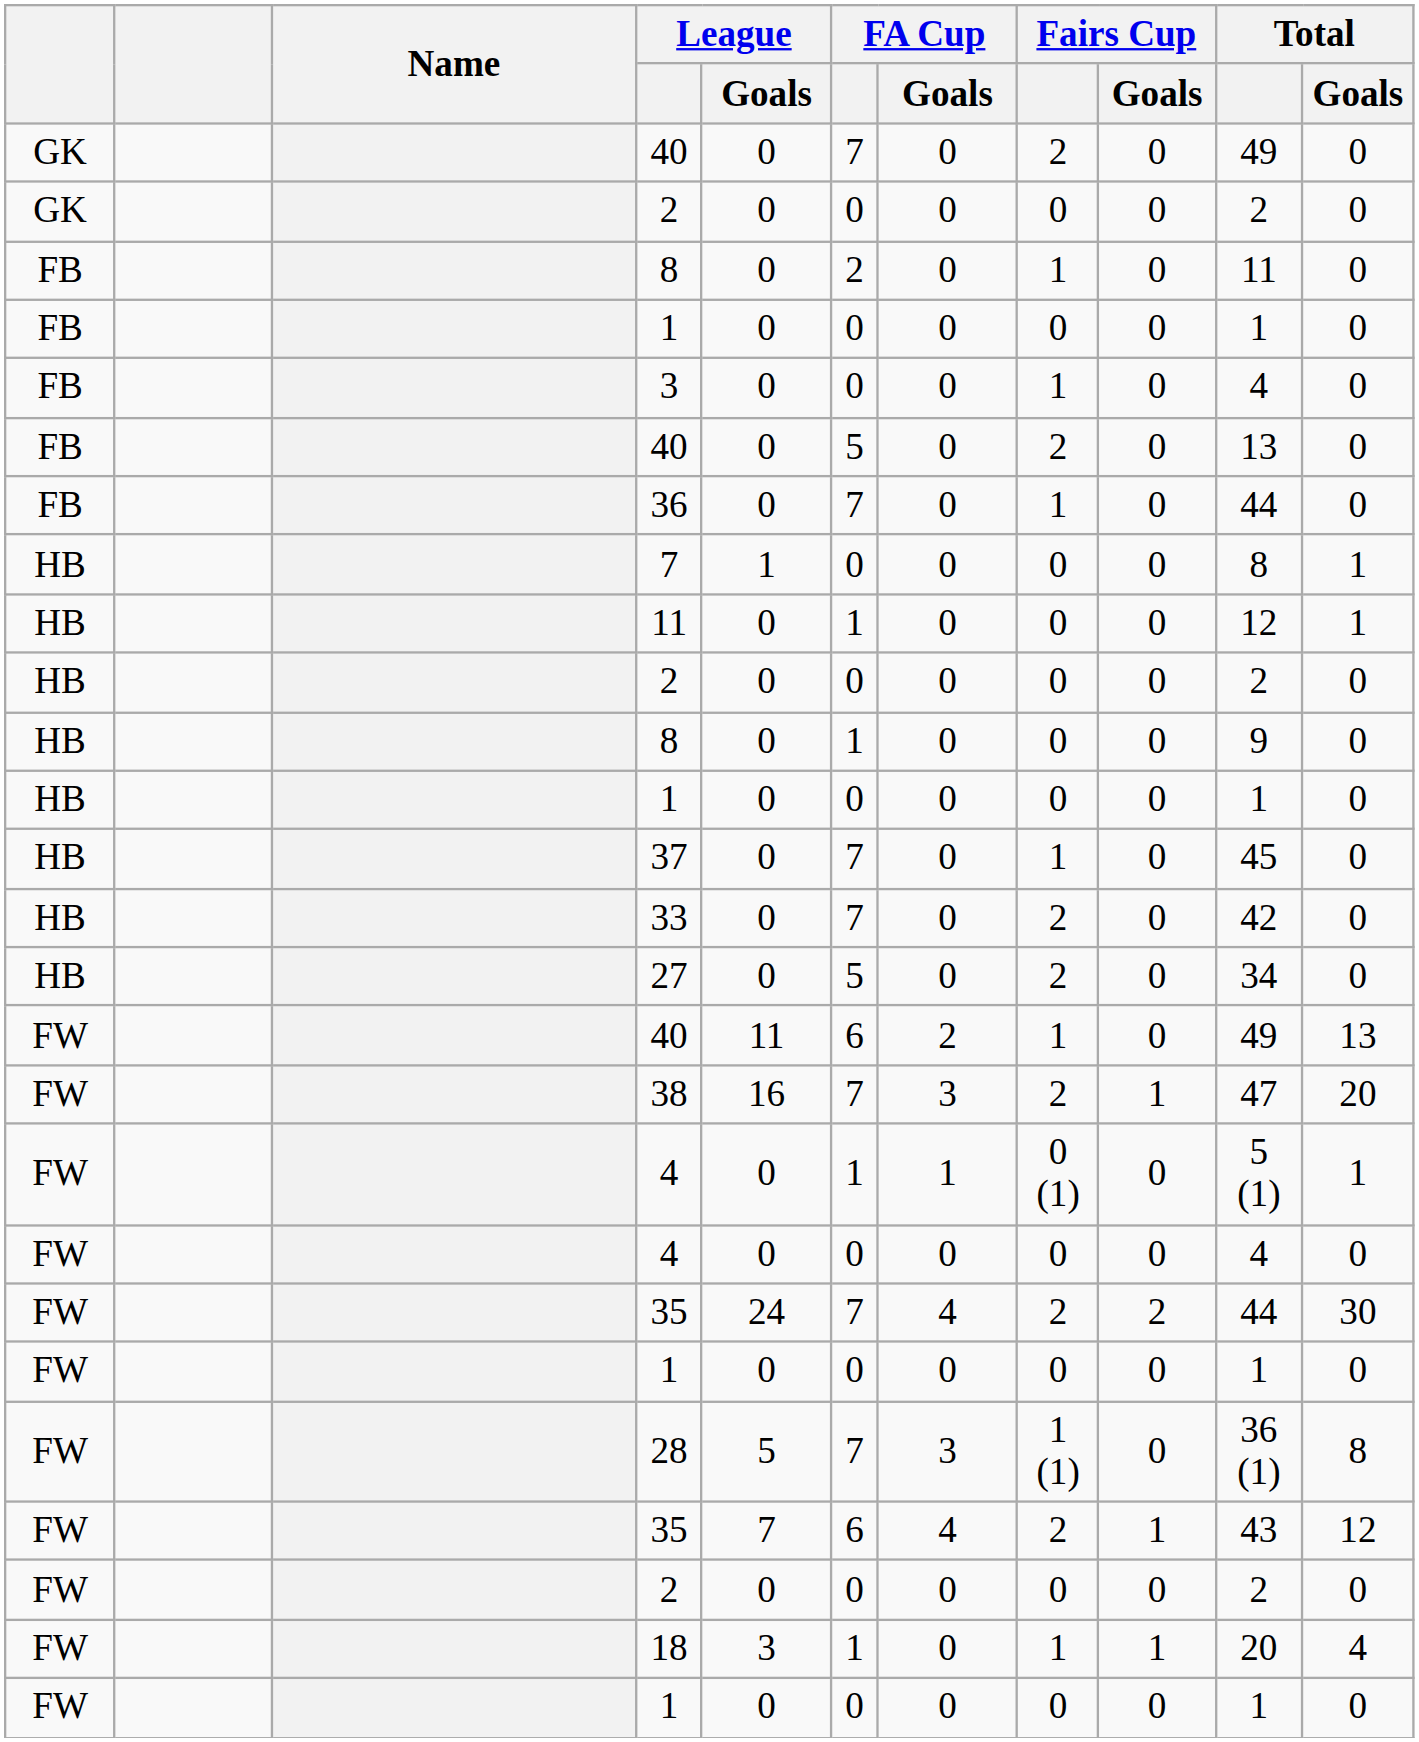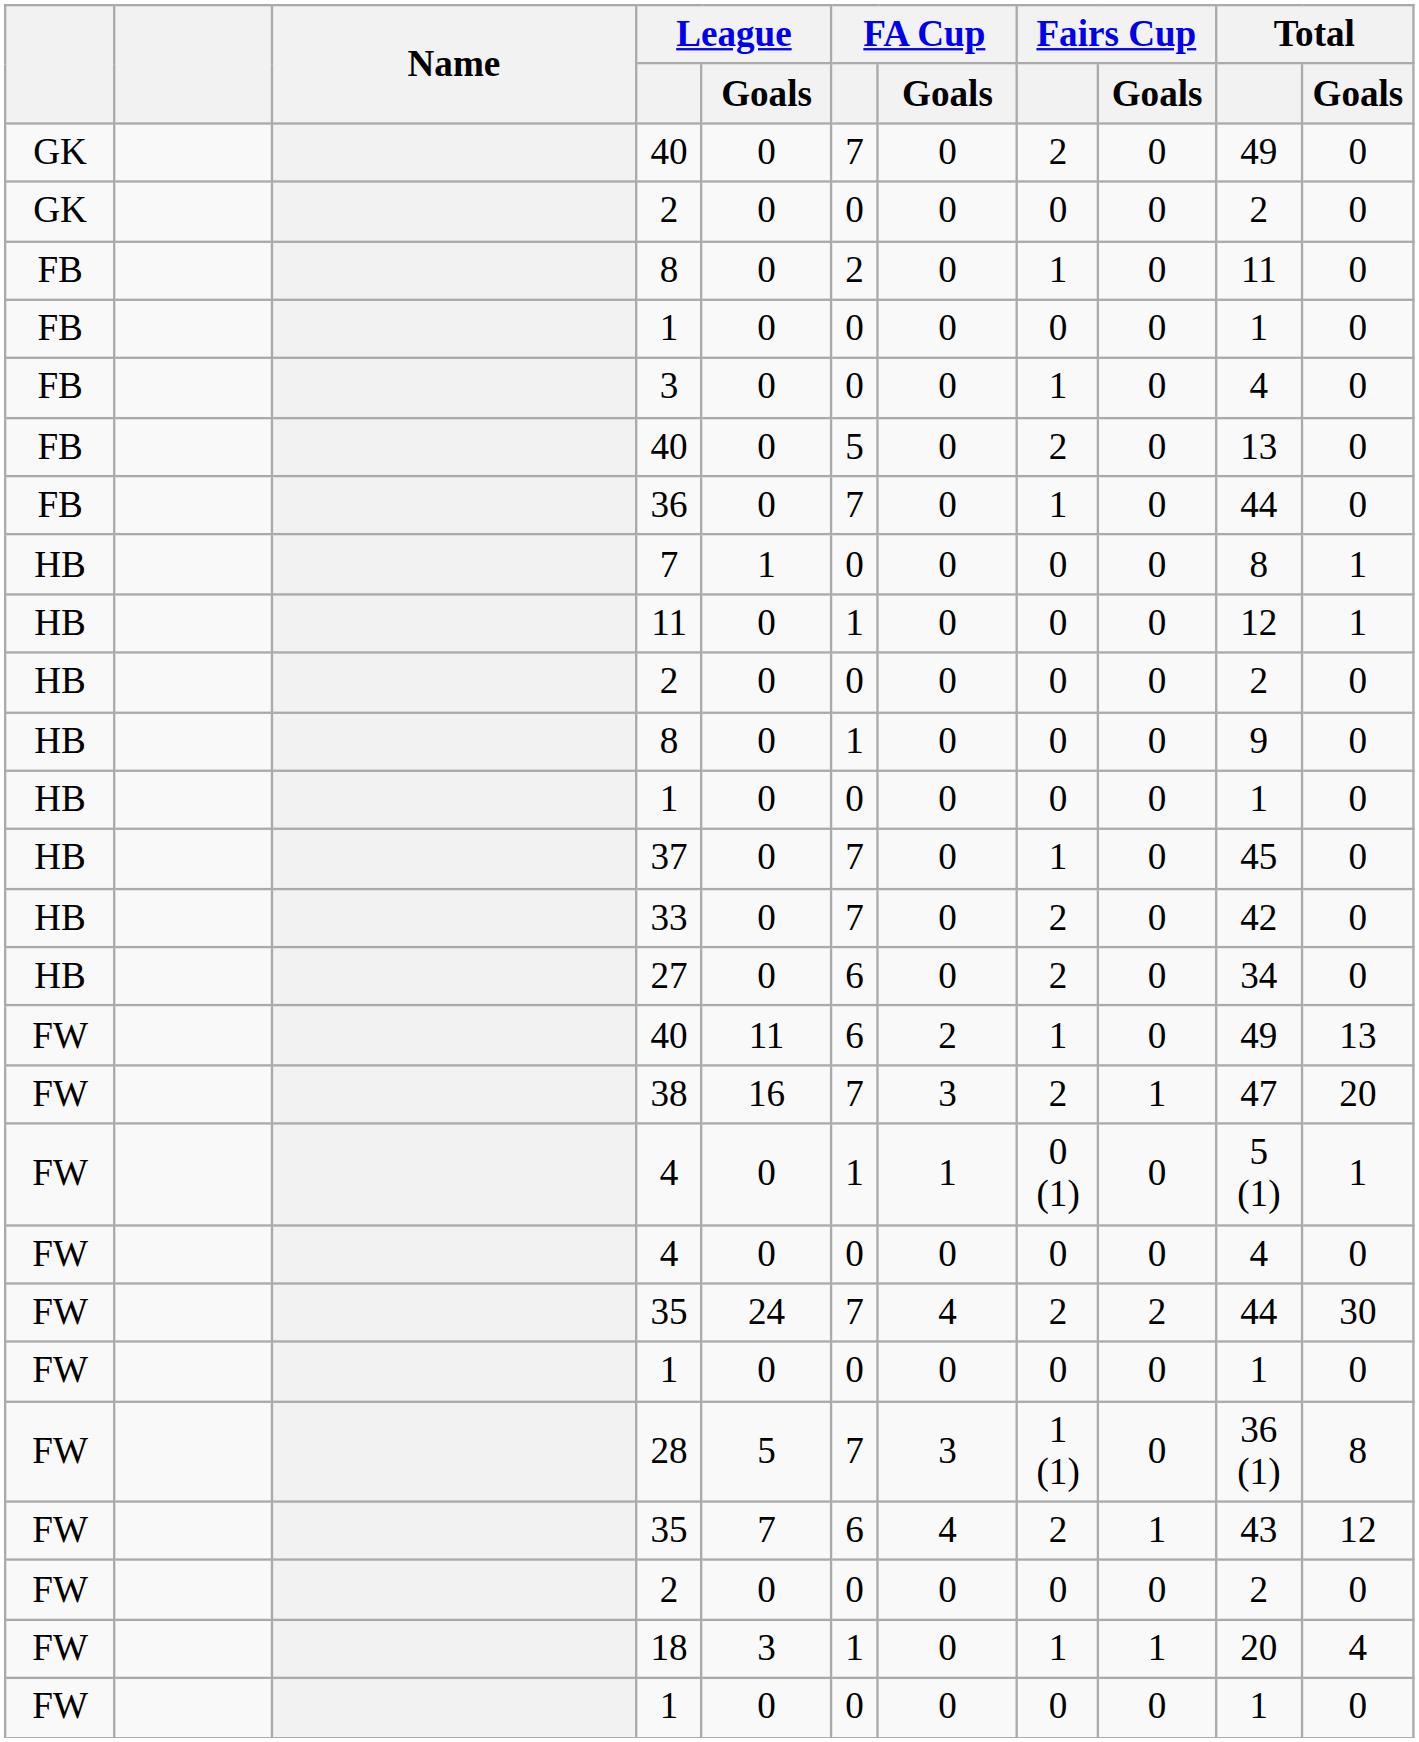(854, 975) 5 -> (854, 975) 6
